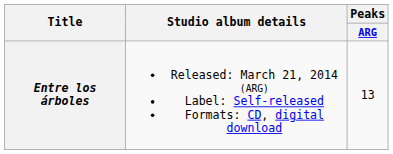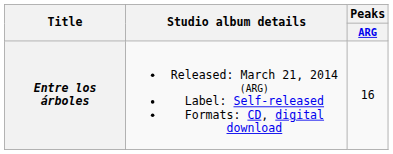(368, 95) 13 -> (368, 95) 16
